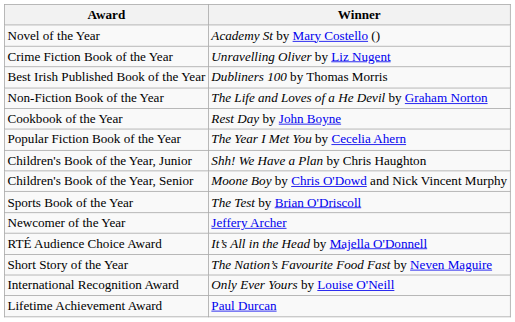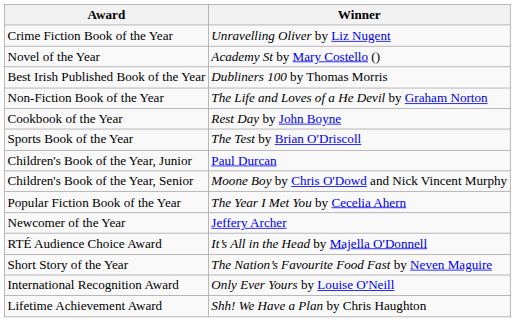rows swapped: (54, 35) <-> (90, 56)
rows swapped: (94, 139) <-> (70, 202)
(319, 160) Shh! We Have a Plan by Chris Haughton -> (244, 160) Paul Durcan
(244, 306) Paul Durcan -> (319, 306) Shh! We Have a Plan by Chris Haughton
